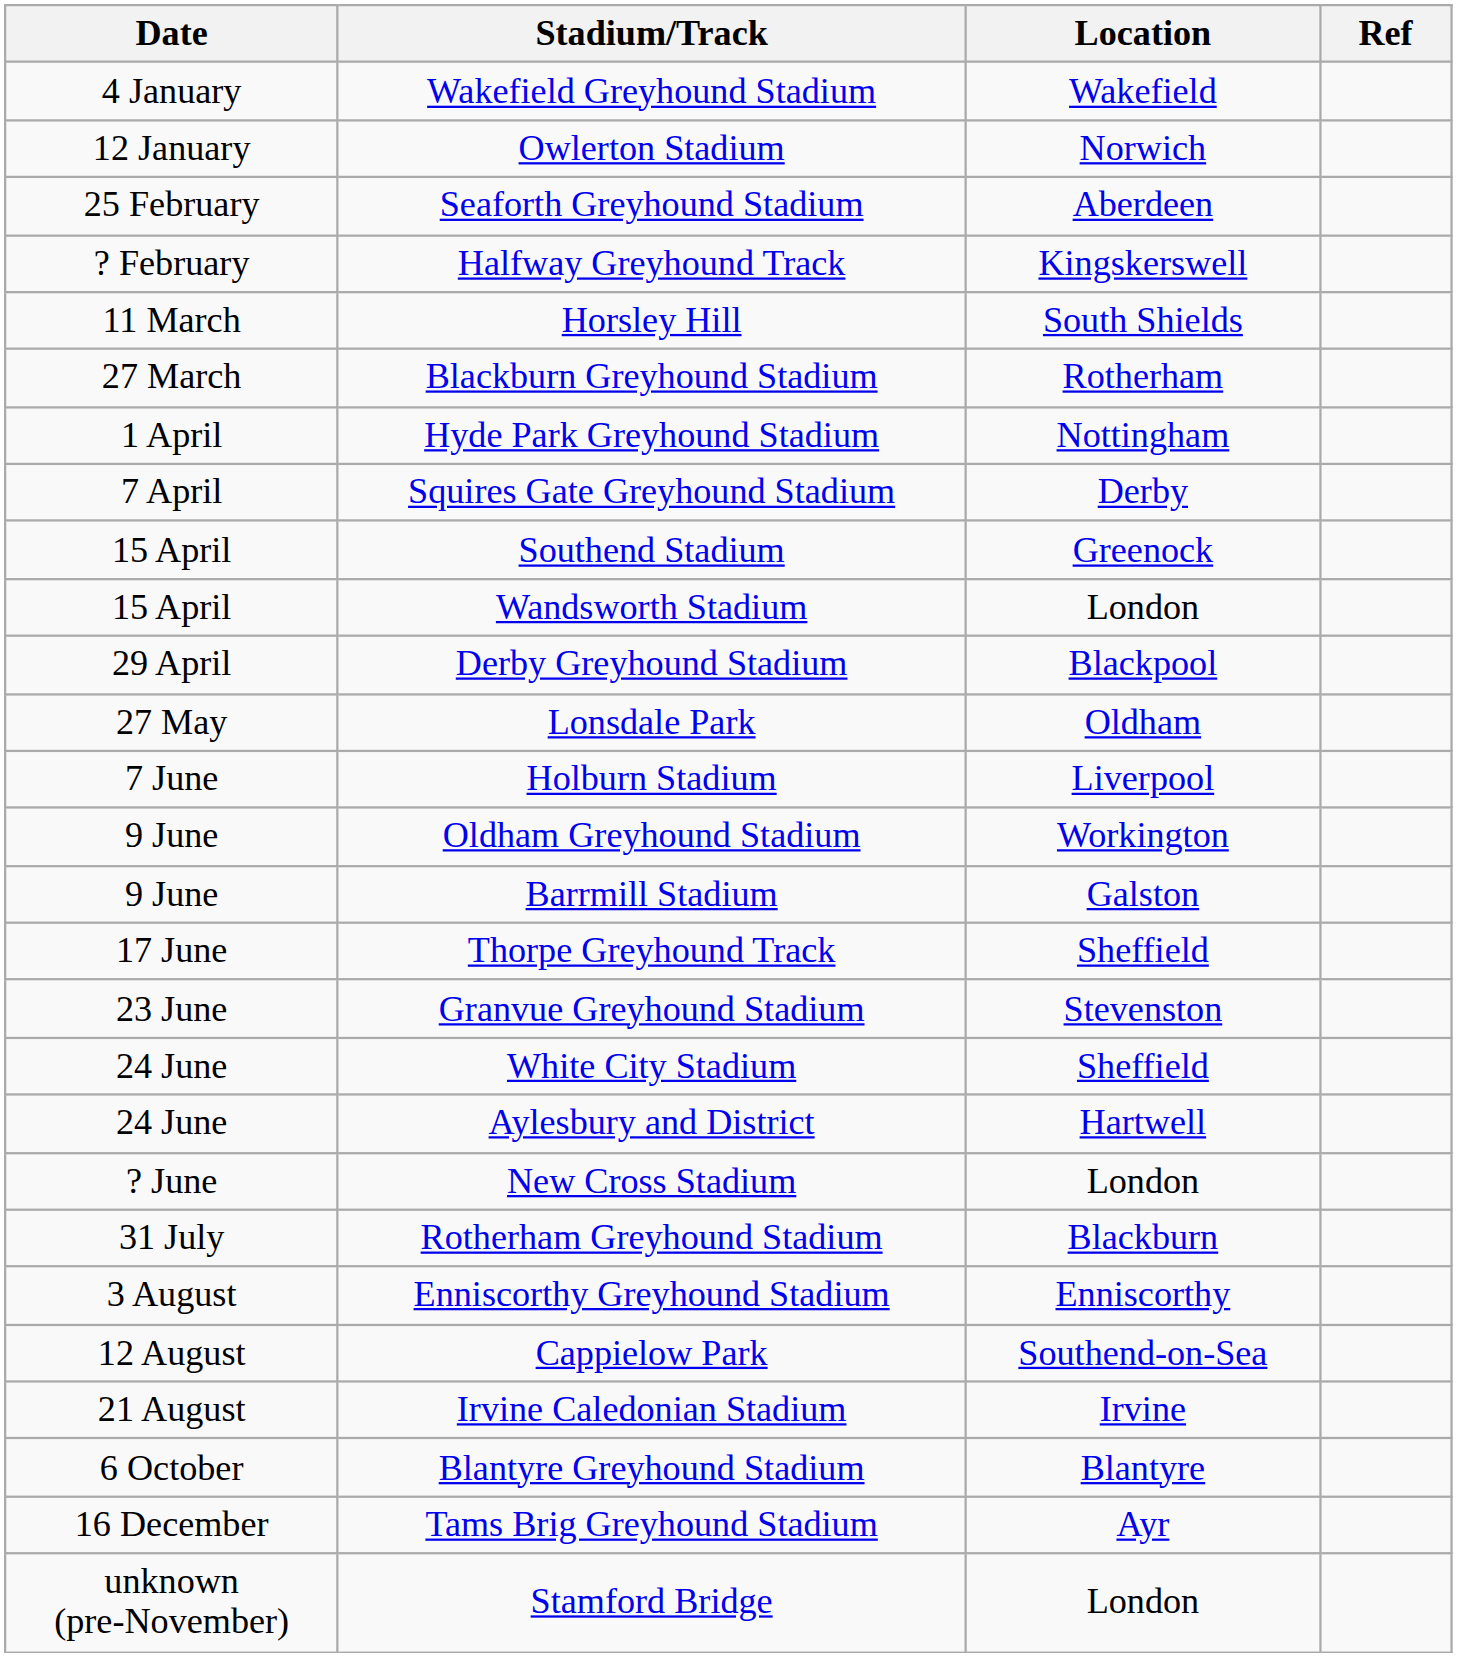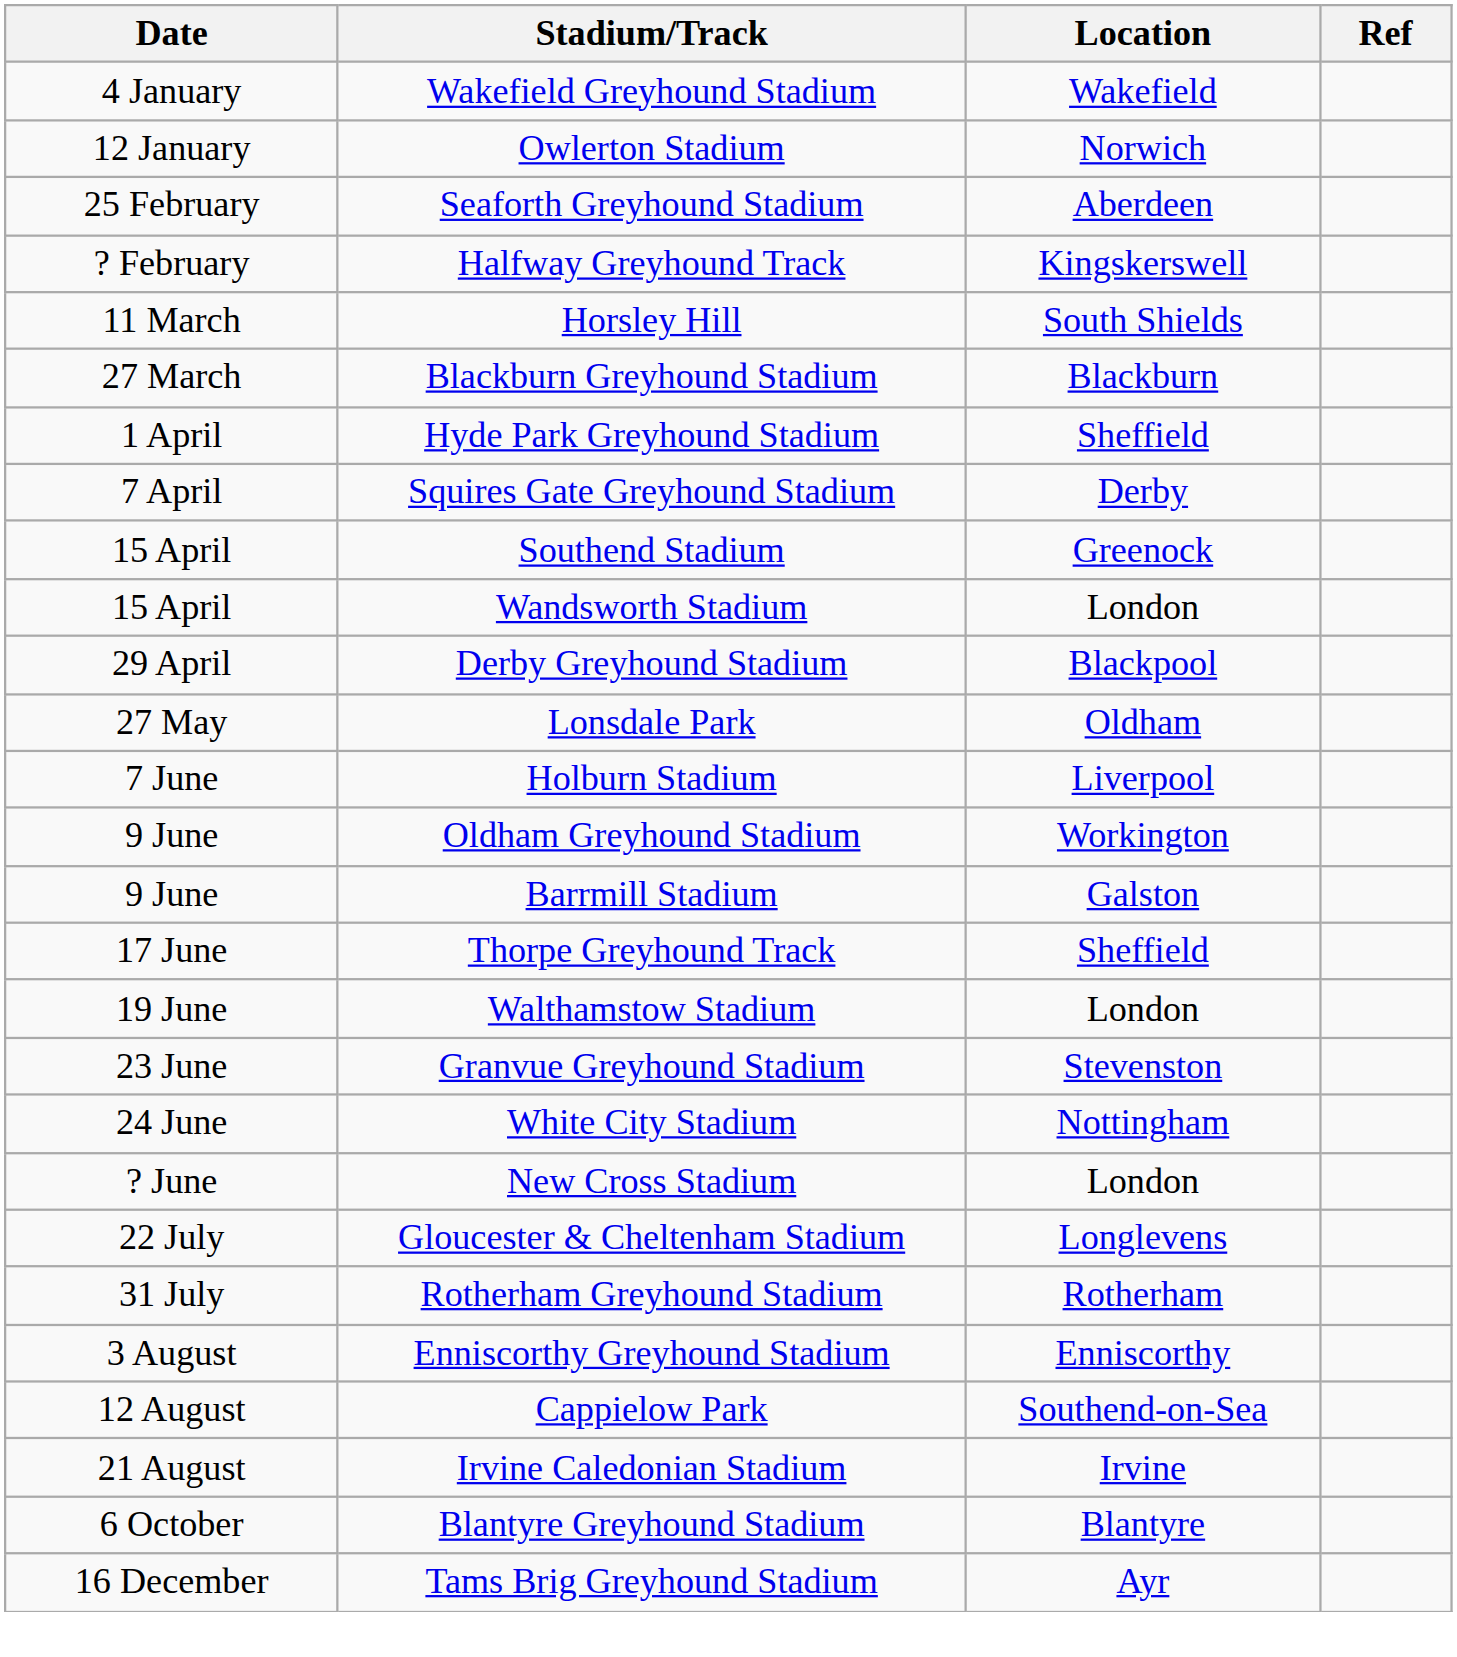(1143, 377) Rotherham -> (1143, 377) Blackburn
(1143, 434) Nottingham -> (1143, 434) Sheffield
+ row: (652, 1008)
(1143, 1065) Sheffield -> (1143, 1122) Nottingham
- row: (652, 1122)
+ row: (652, 1237)
(1143, 1237) Blackburn -> (1143, 1294) Rotherham
- row: (652, 1601)
